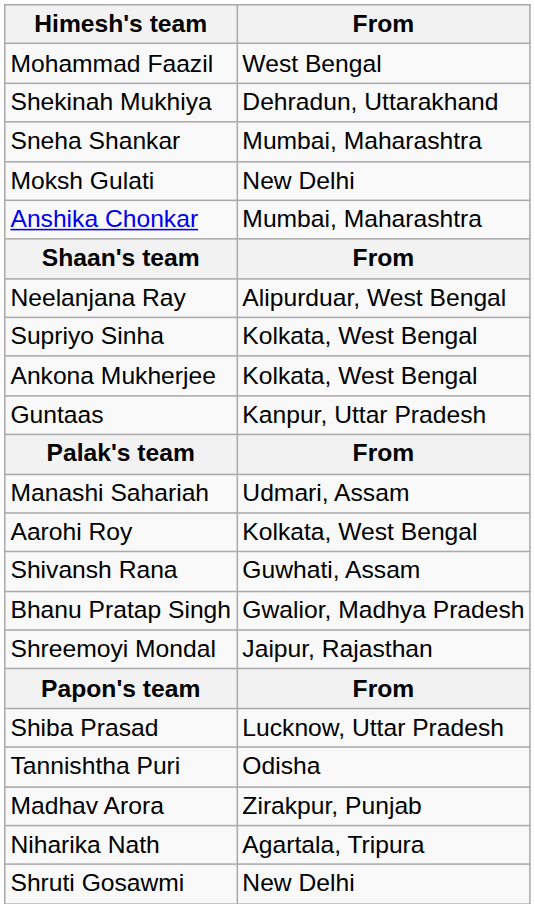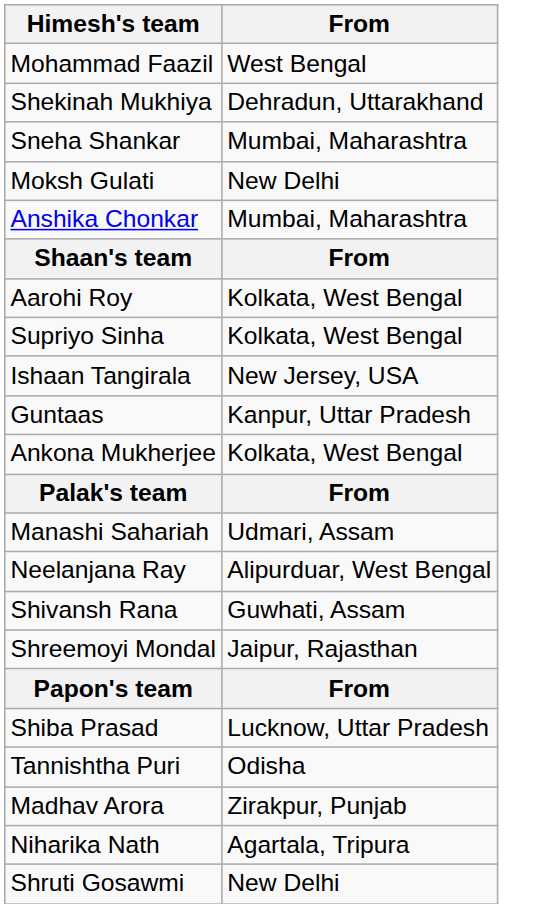rows swapped: (98, 297) <-> (71, 532)
+ row: (101, 375)
rows swapped: (57, 414) <-> (113, 375)
- row: (121, 610)
